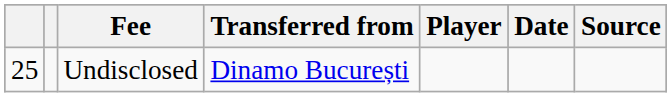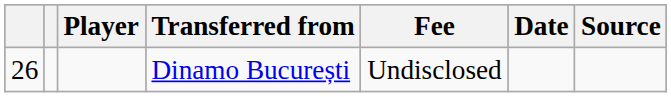columns swapped: (464, 26) <-> (131, 26)
(25, 69) 25 -> (25, 69) 26
